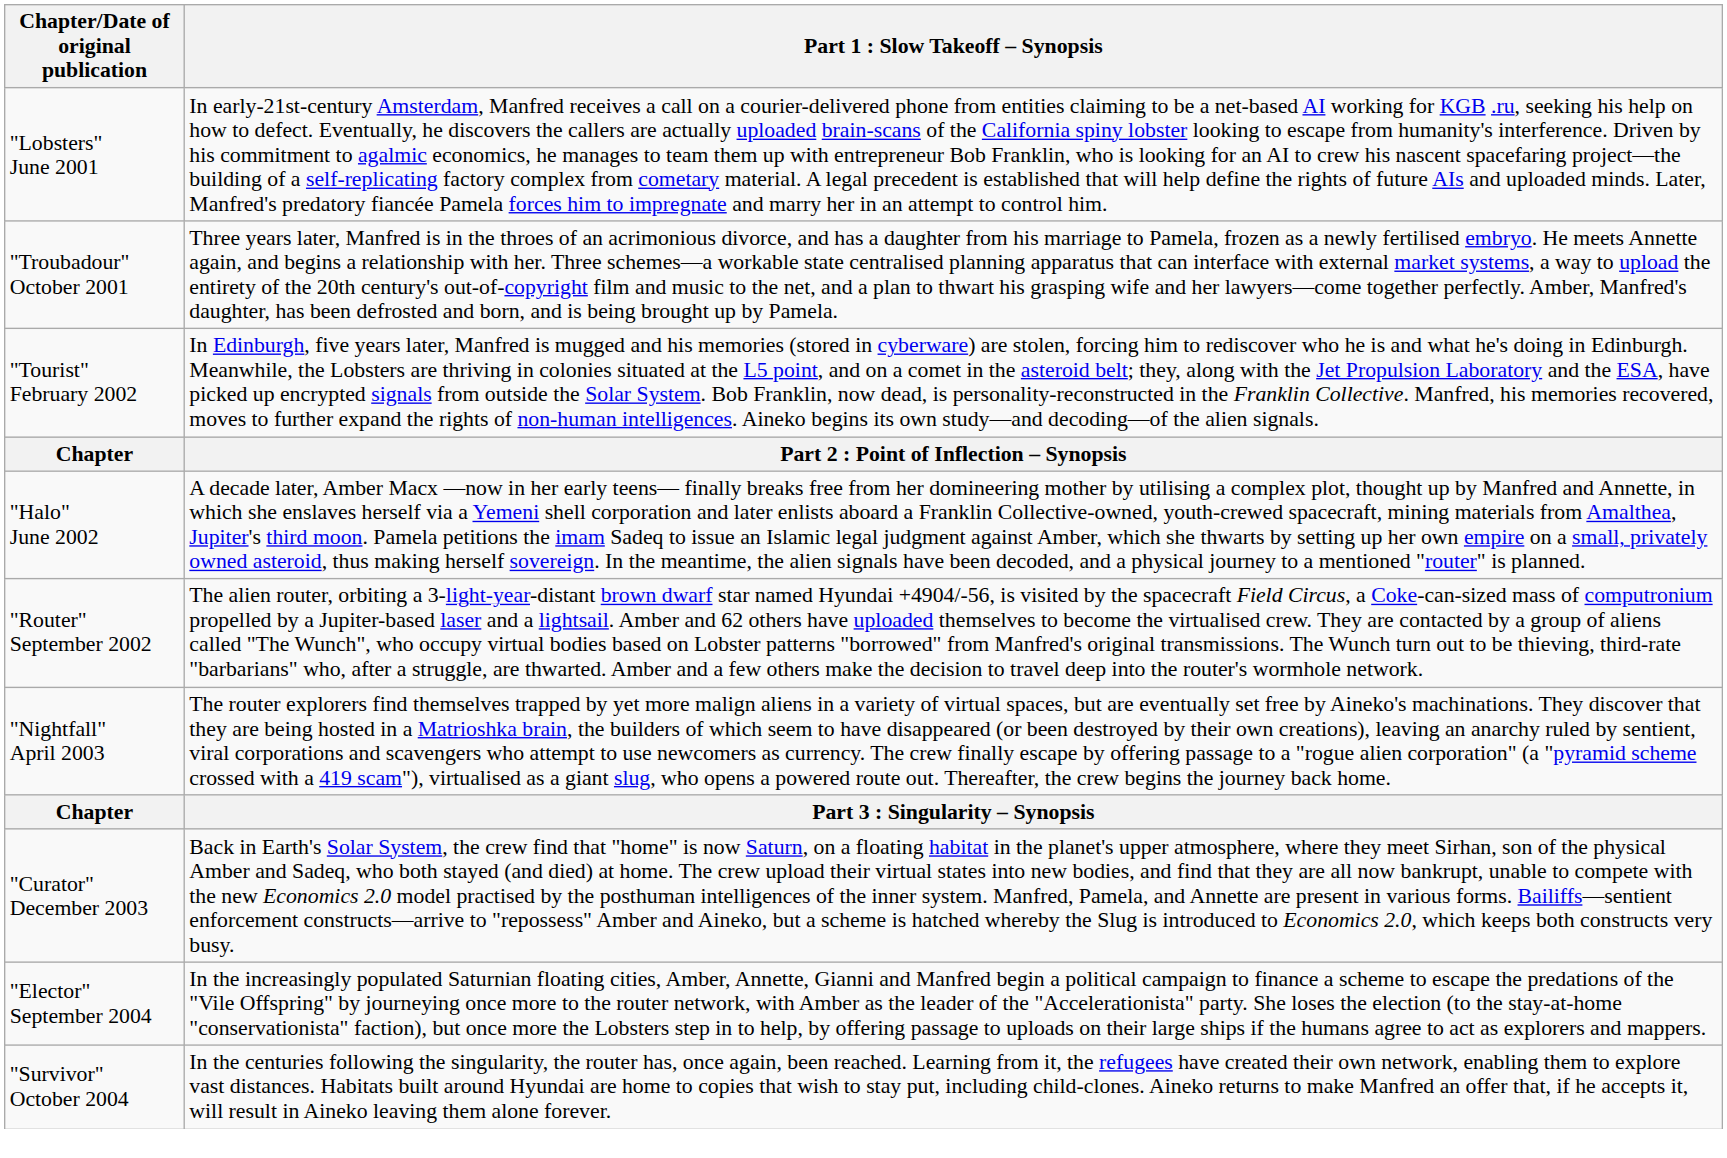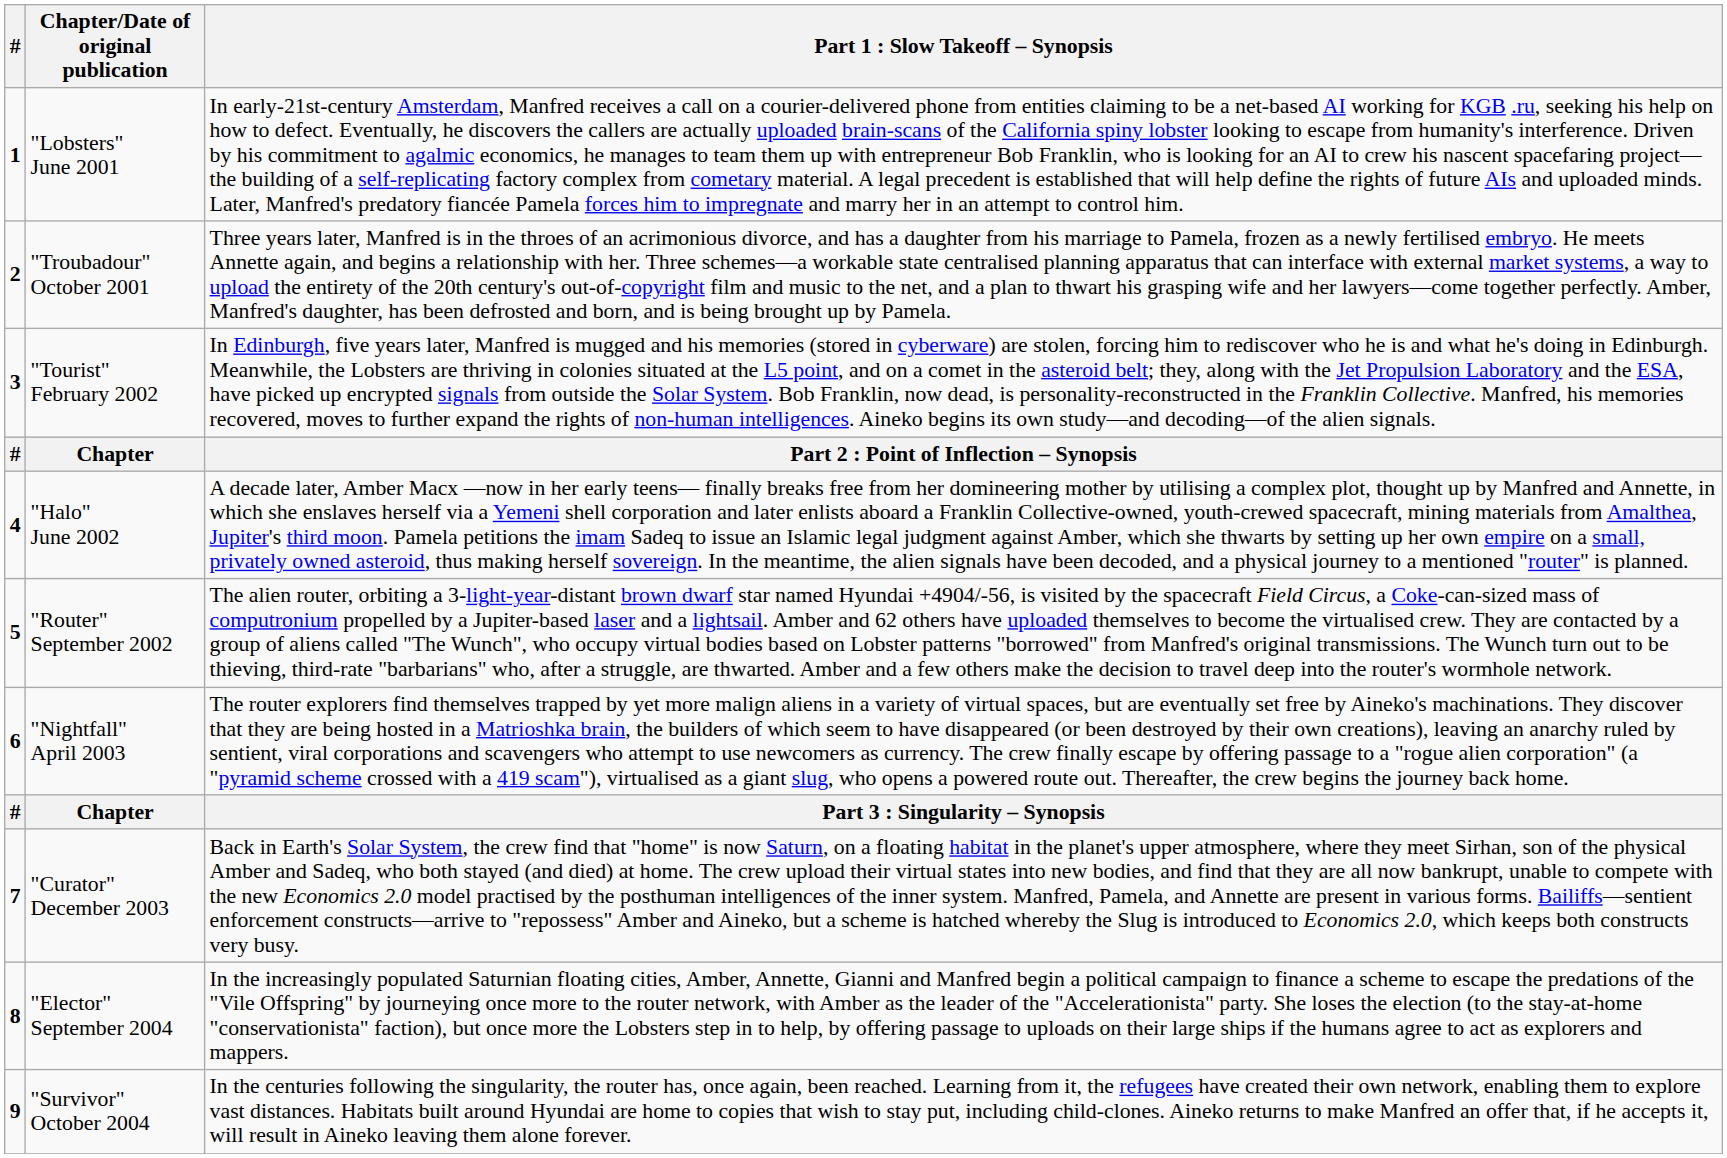+ column: (15, 46)
